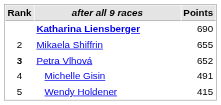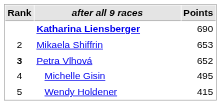(205, 45) 655 -> (205, 45) 653
(205, 76) 491 -> (205, 76) 495
